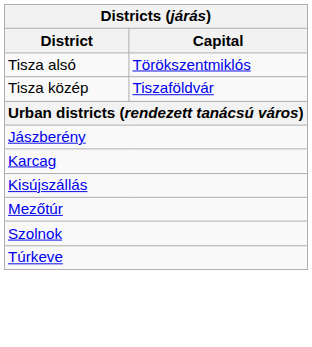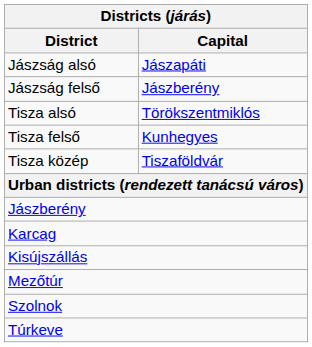+ row: (52, 64)
+ row: (54, 88)
+ row: (44, 137)
